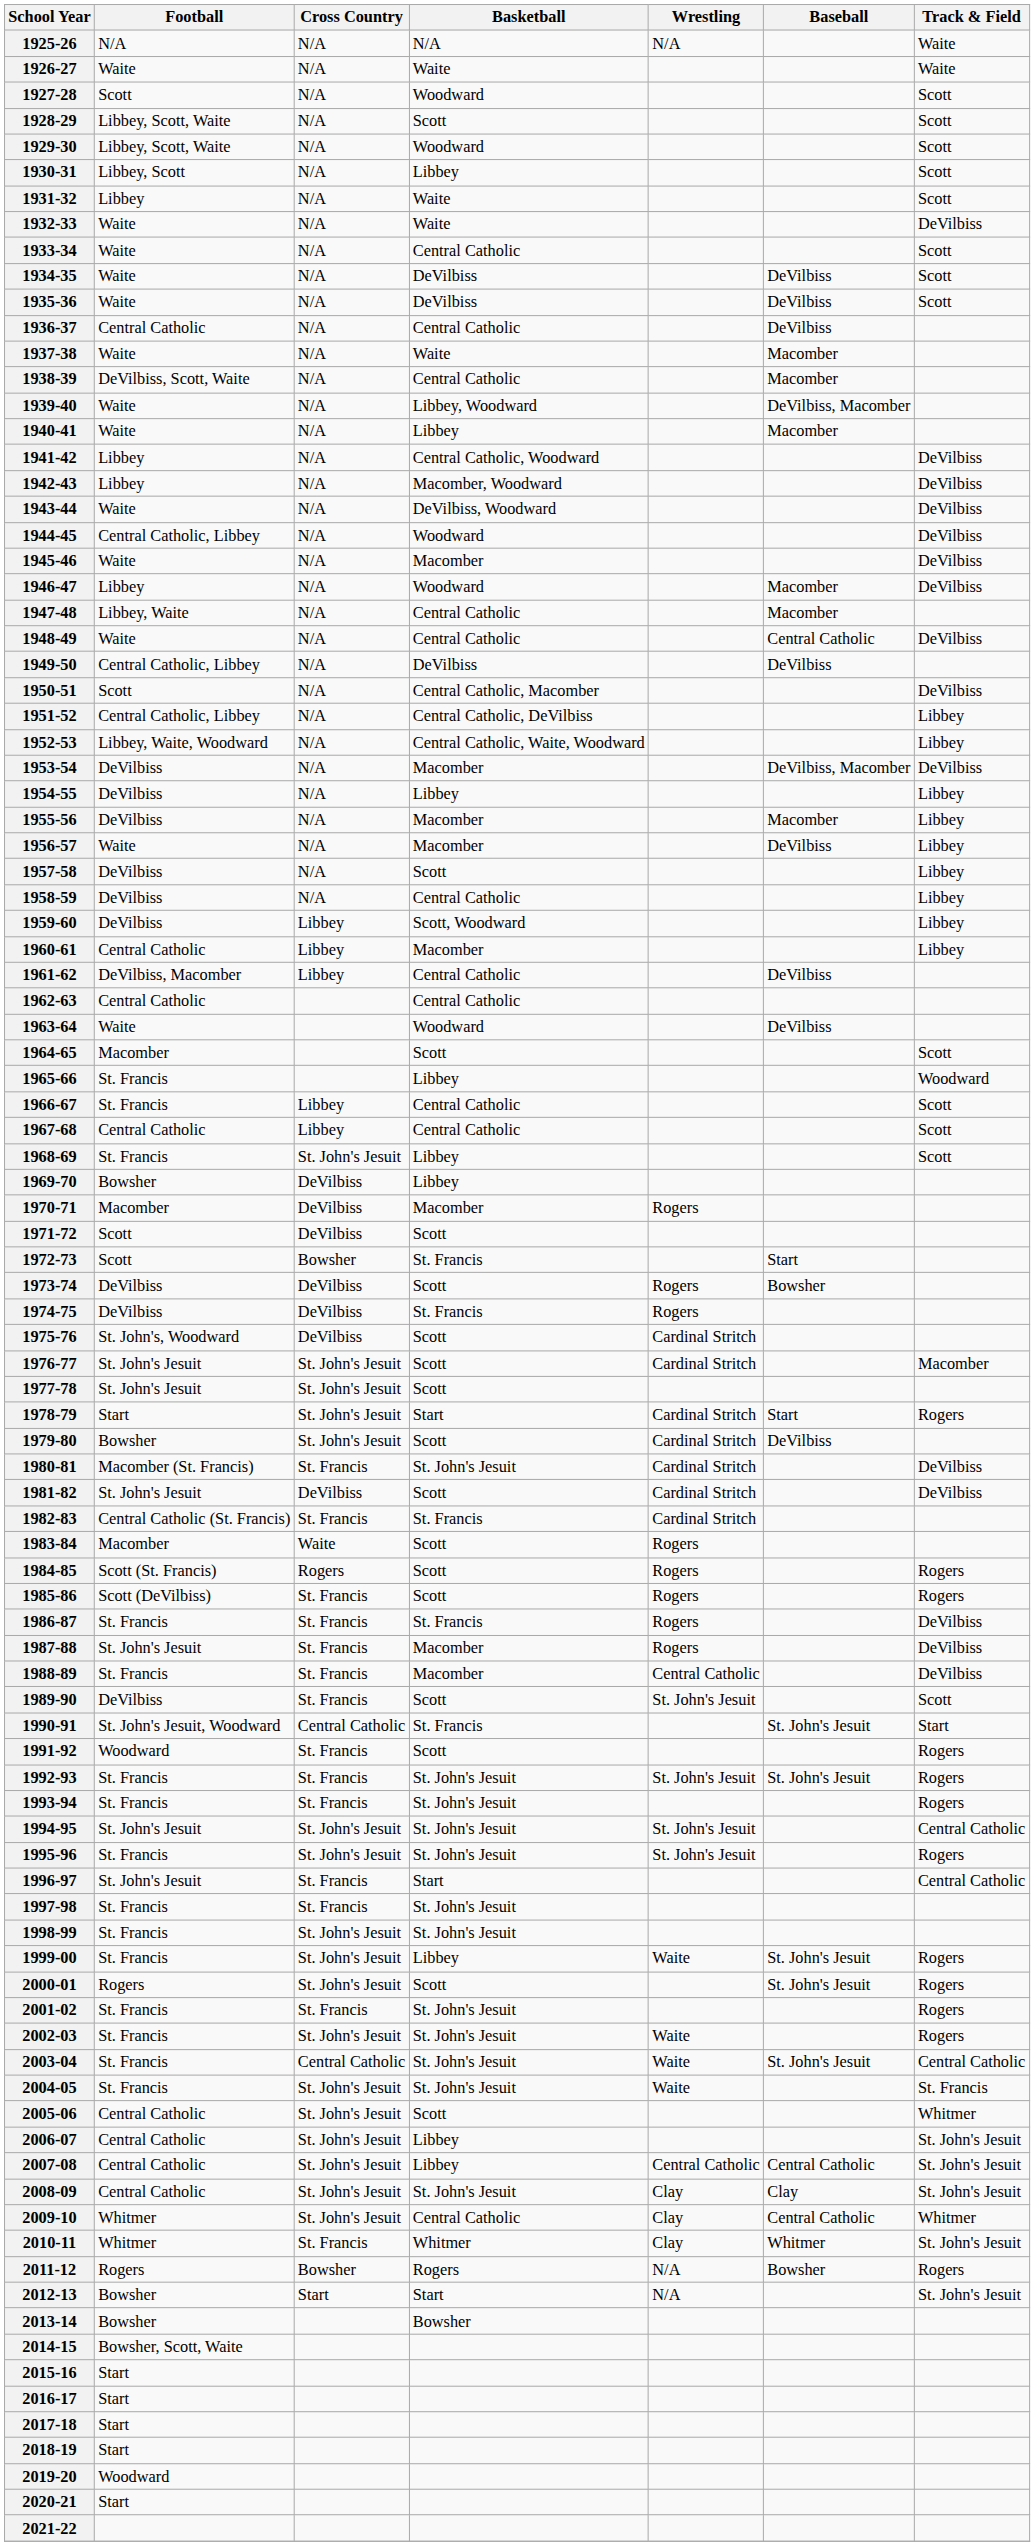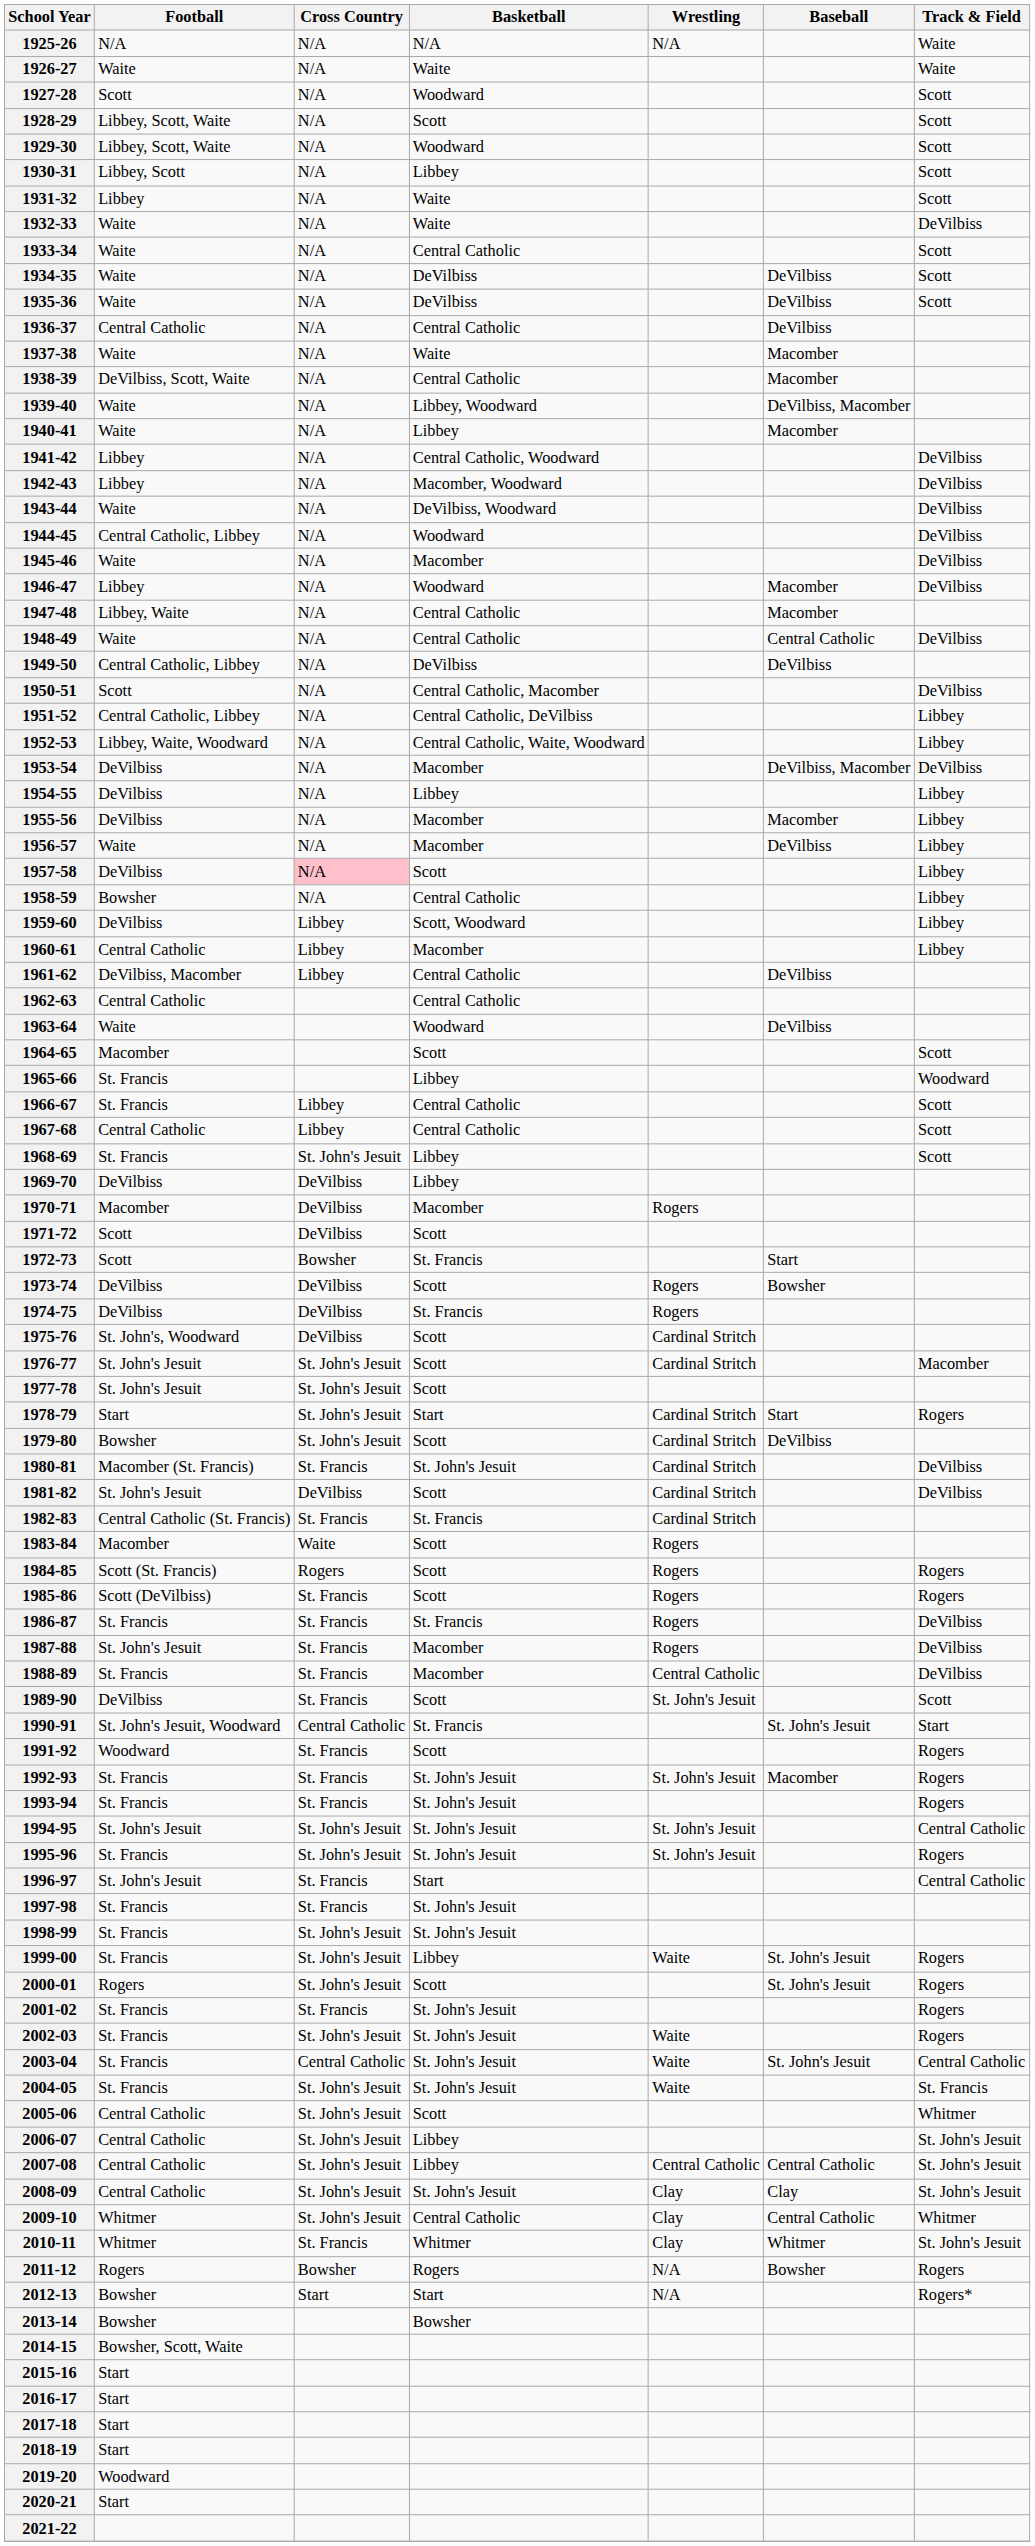(312, 871) no background -> (312, 871) pink background
(130, 897) DeVilbiss -> (127, 897) Bowsher
(127, 1182) Bowsher -> (130, 1182) DeVilbiss
(819, 1777) St. John's Jesuit -> (803, 1777) Macomber
(969, 2295) St. John's Jesuit -> (945, 2295) Rogers*
